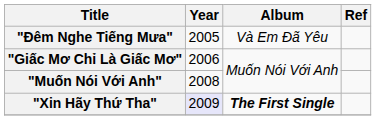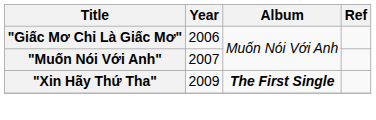- row: (95, 37)
(204, 81) 2008 -> (204, 59) 2007
(204, 103) lavender background -> (204, 81) no background
